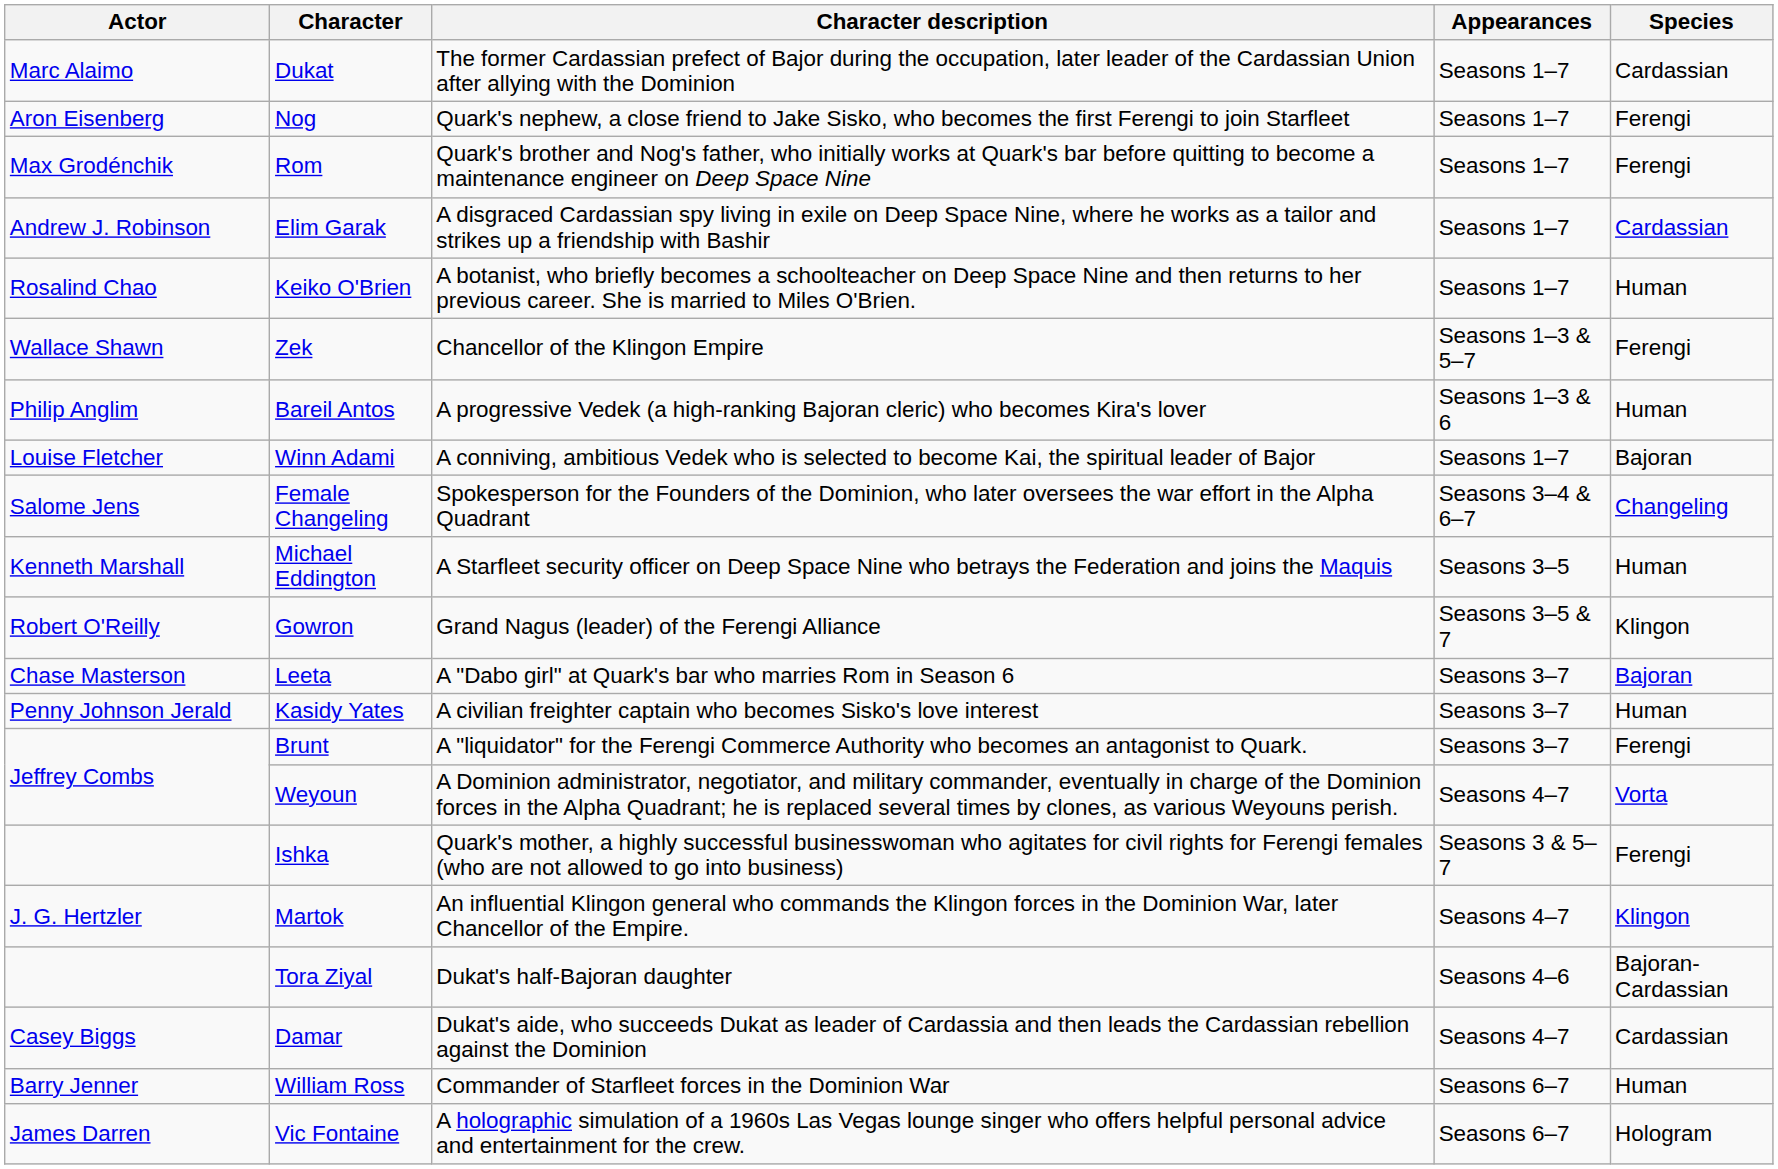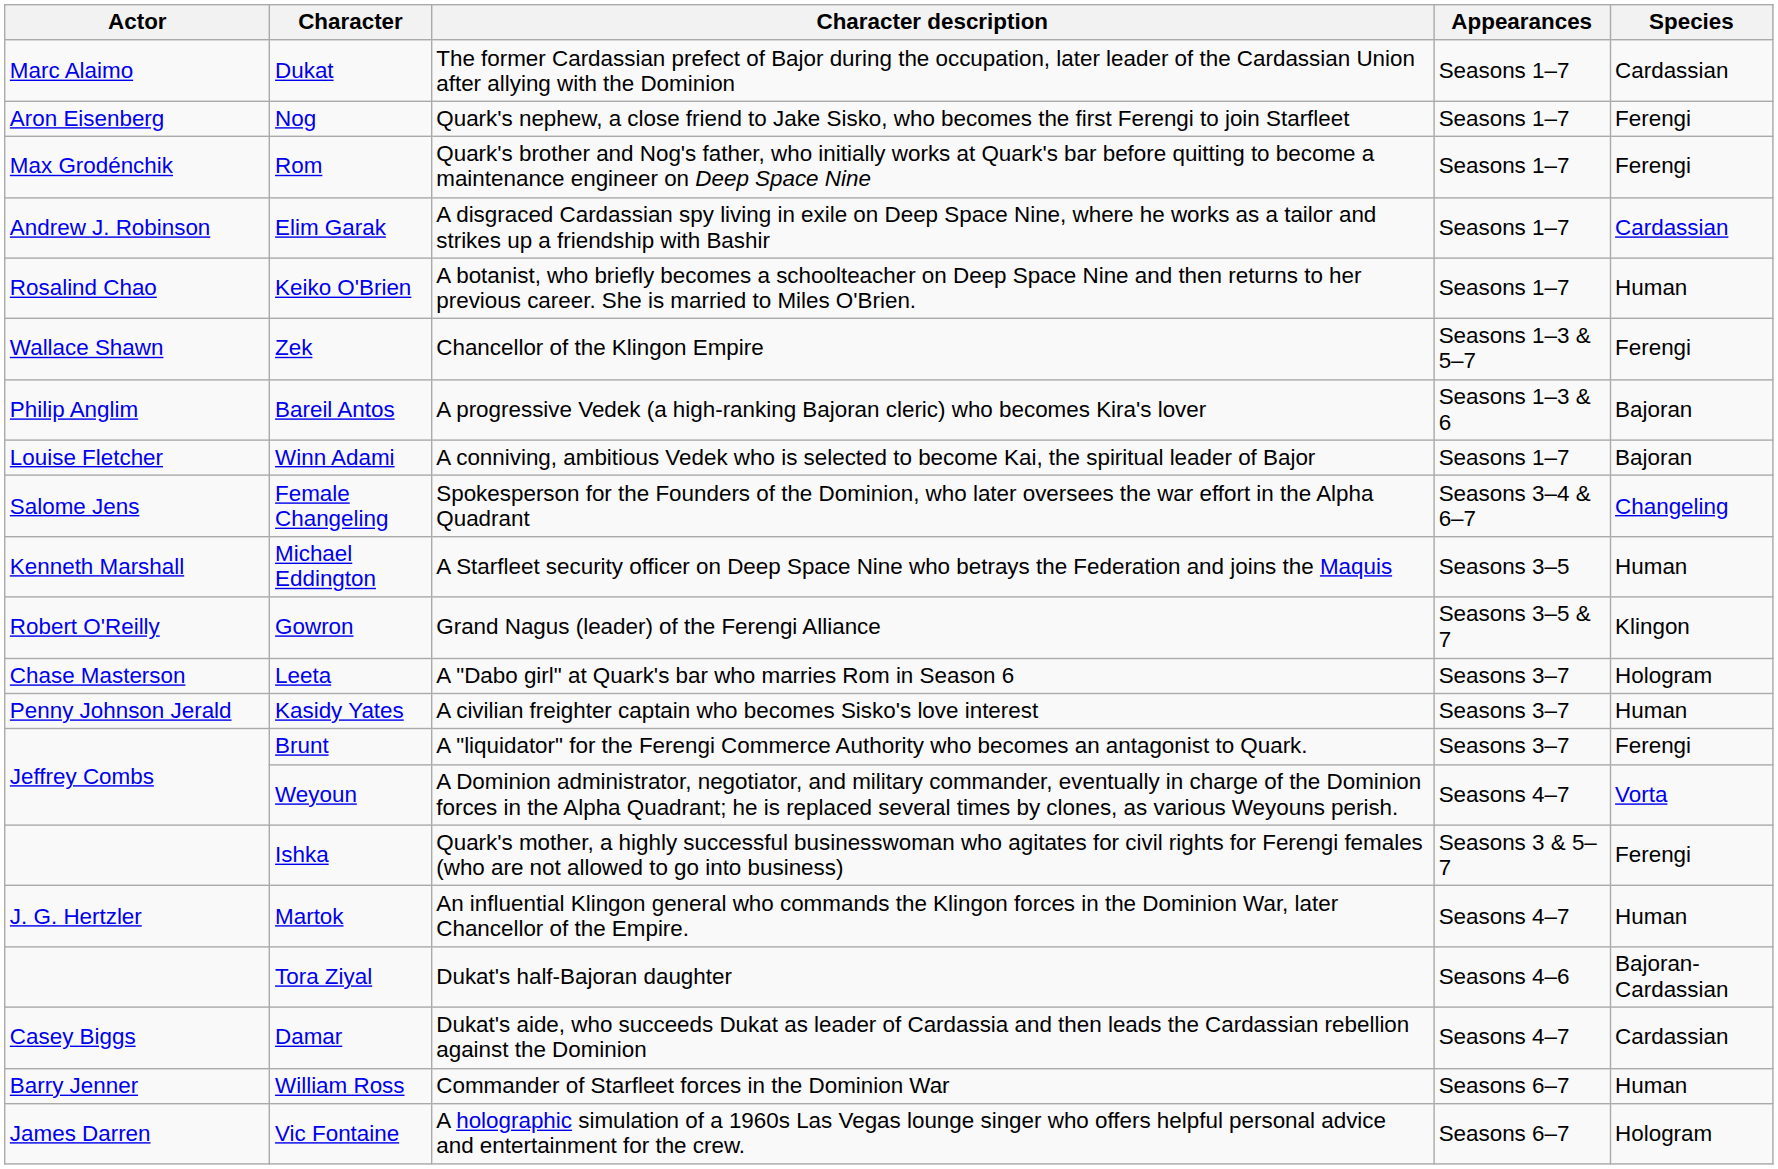(1651, 409) Human -> (1654, 409) Bajoran
(1654, 675) Bajoran -> (1664, 675) Hologram
(1652, 915) Klingon -> (1651, 915) Human
